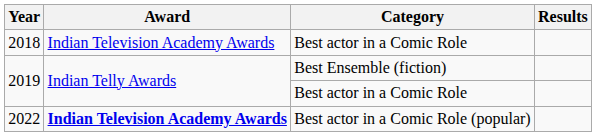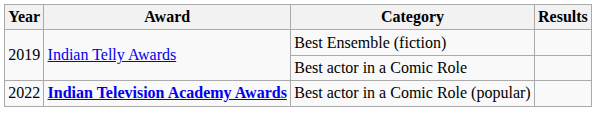- row: (24, 42)
